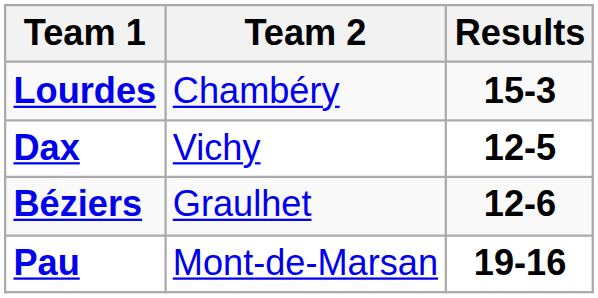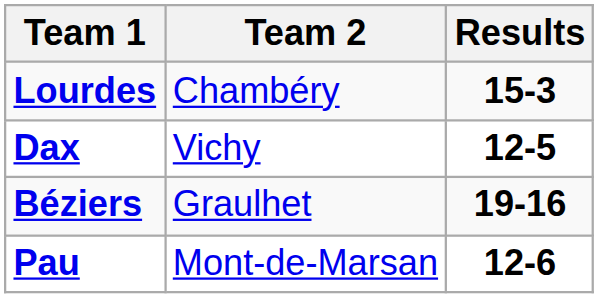(520, 205) 12-6 -> (520, 205) 19-16
(520, 262) 19-16 -> (520, 262) 12-6
